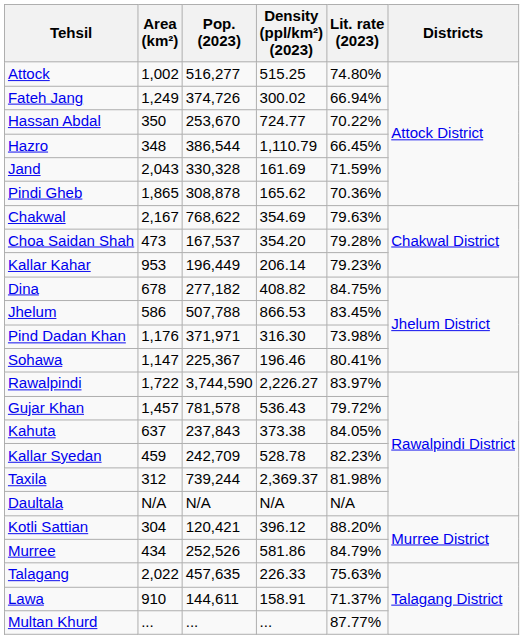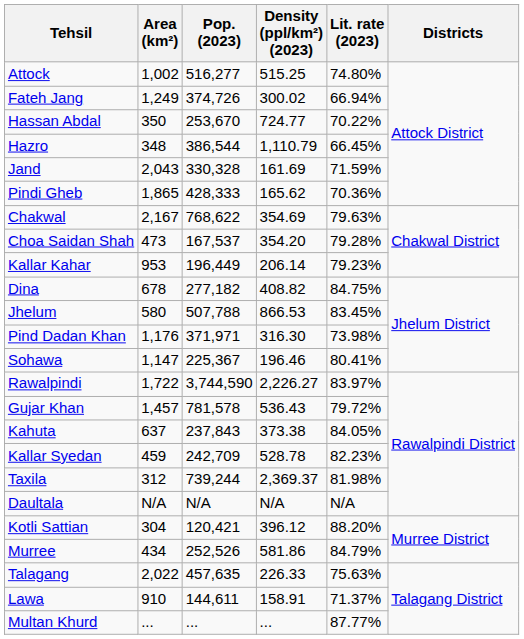(213, 193) 308,878 -> (213, 193) 428,333
(154, 312) 586 -> (154, 312) 580
